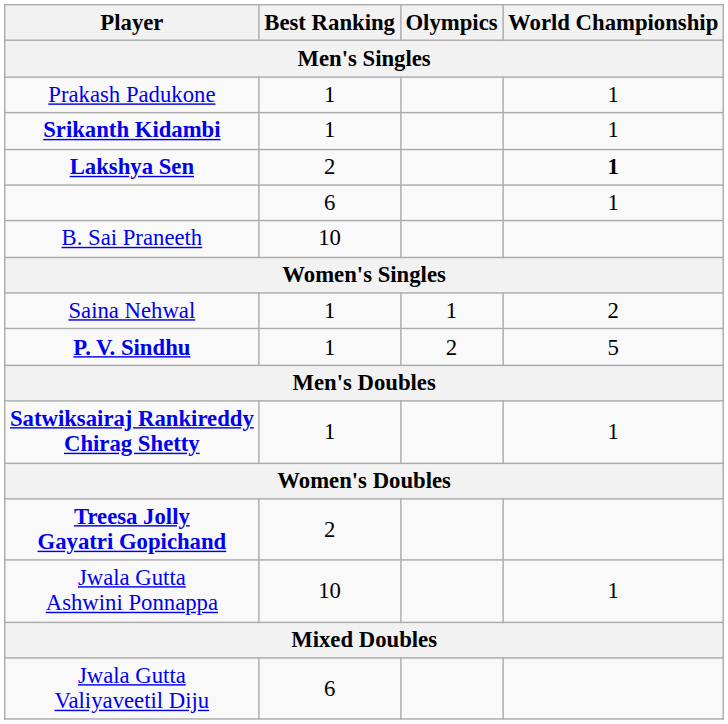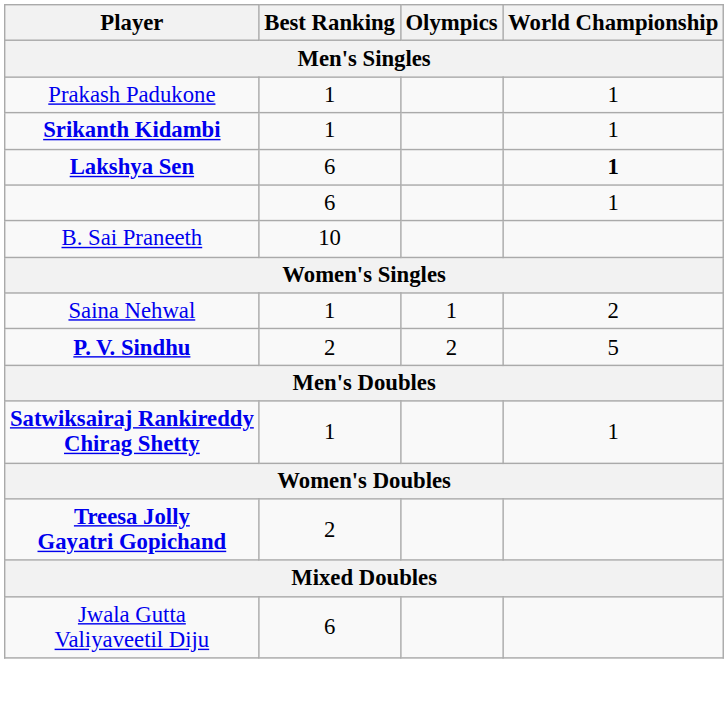(330, 166) 2 -> (330, 166) 6
(330, 346) 1 -> (330, 346) 2
- row: (132, 590)
